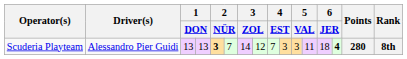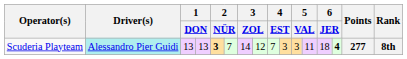(133, 46) no background -> (133, 46) paleturquoise background
(358, 46) 280 -> (358, 46) 277
